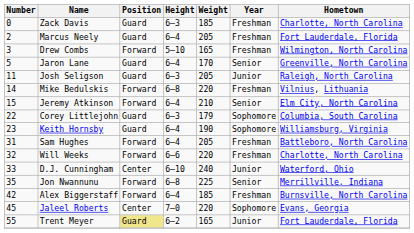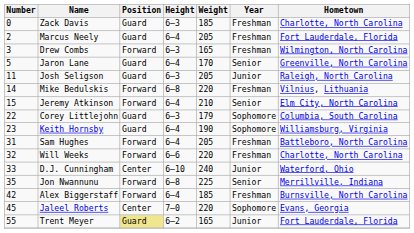(175, 51) 5–10 -> (173, 51) 6–3
